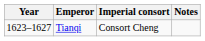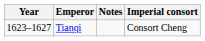columns swapped: (134, 12) <-> (186, 12)
